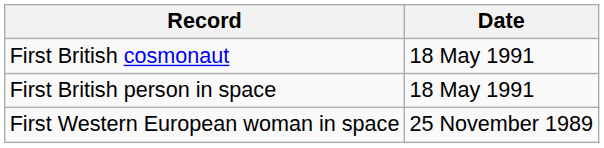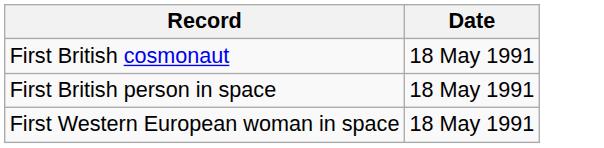(501, 124) 25 November 1989 -> (472, 124) 18 May 1991
